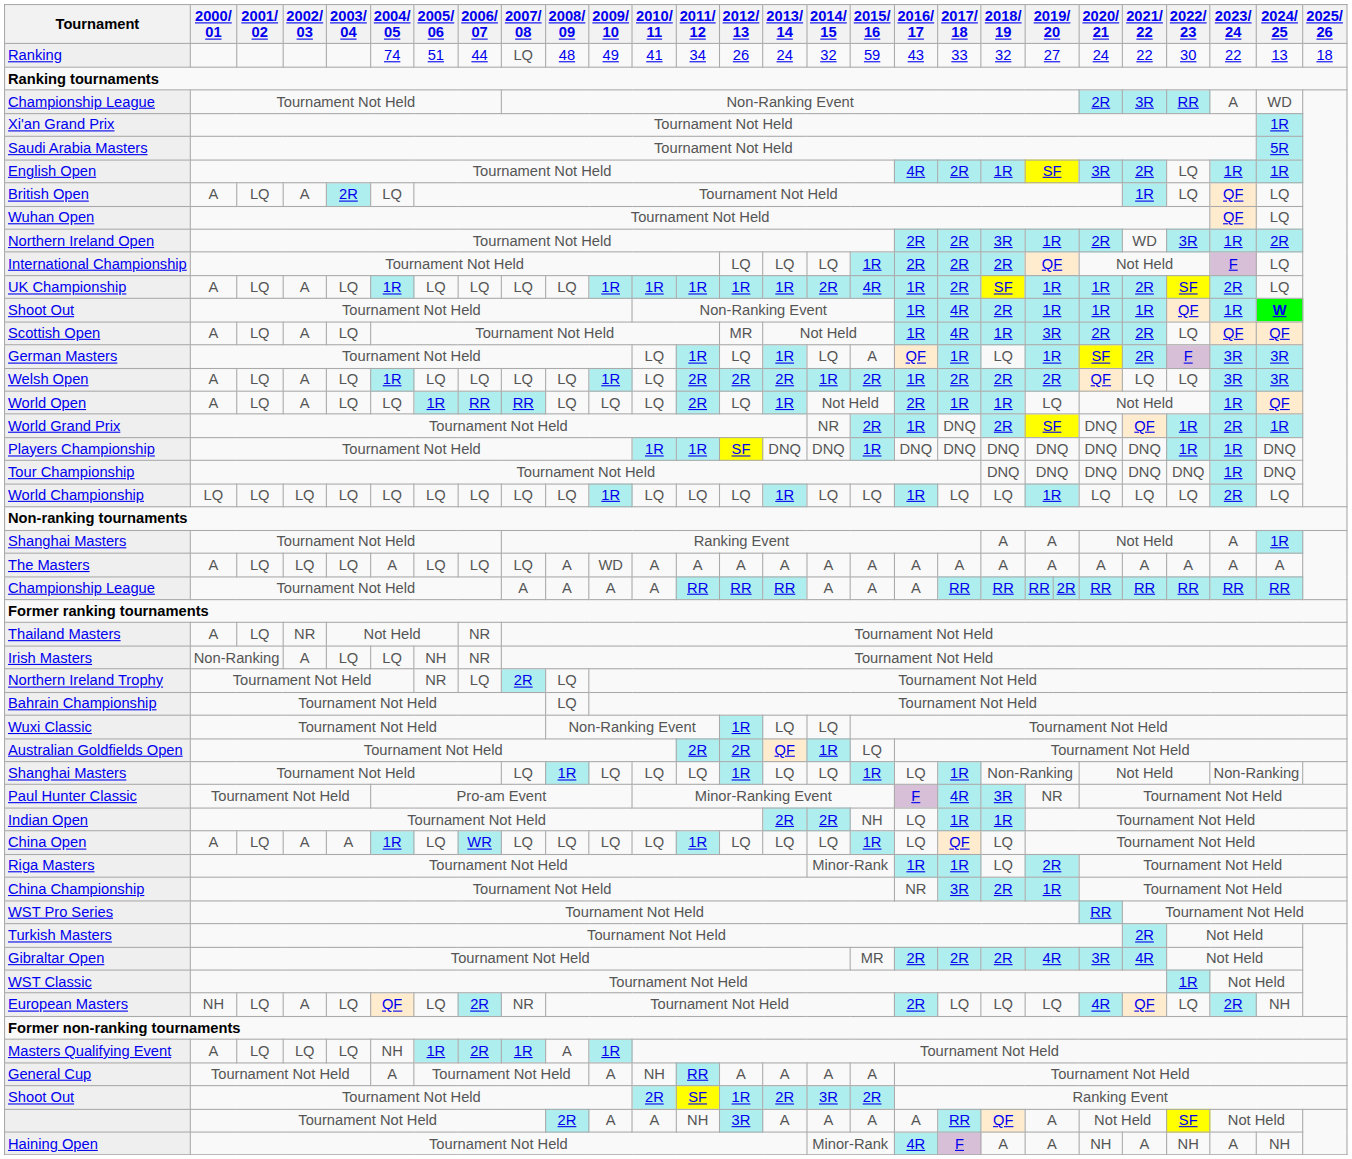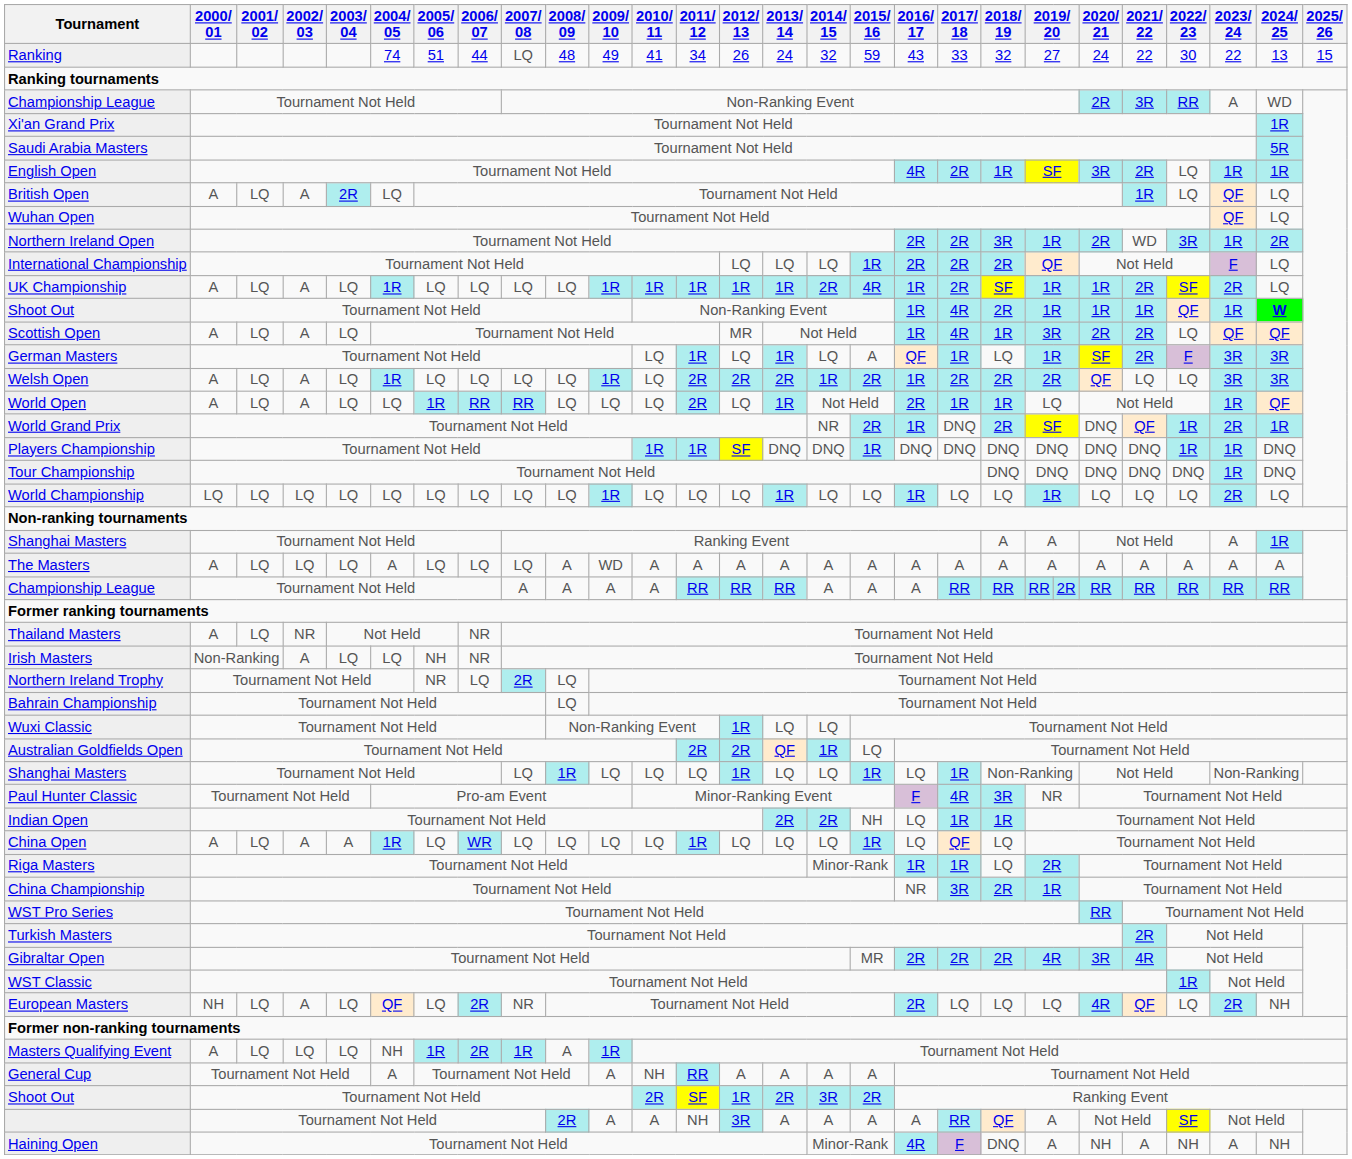(1325, 55) 18 -> (1325, 55) 15
(1003, 1143) A -> (1003, 1143) DNQ
